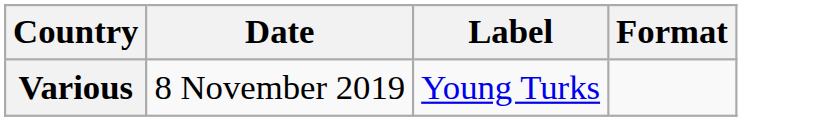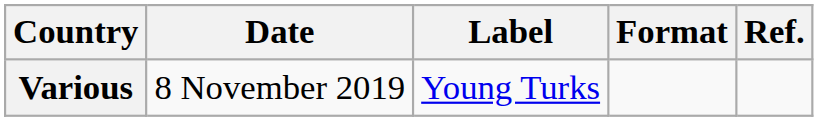+ column: (774, 32)
